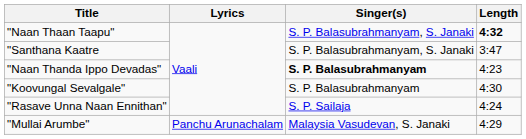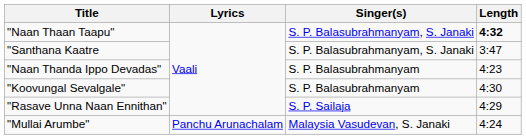(357, 69) bold -> (354, 69) normal
(491, 106) 4:24 -> (491, 106) 4:29
(491, 124) 4:29 -> (491, 124) 4:24
